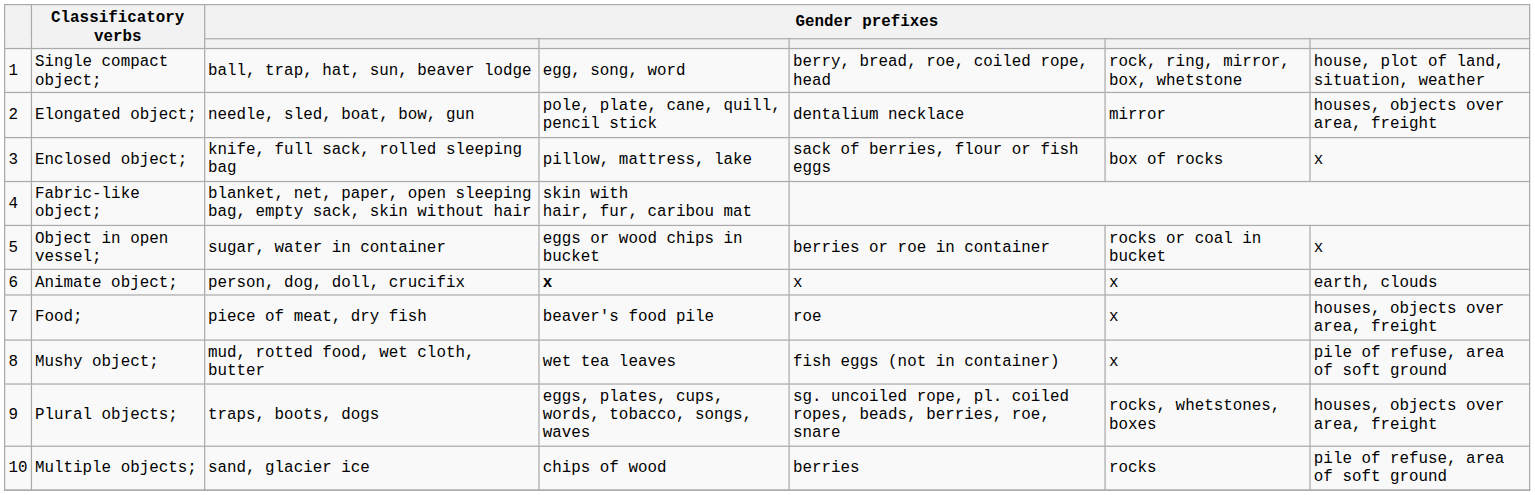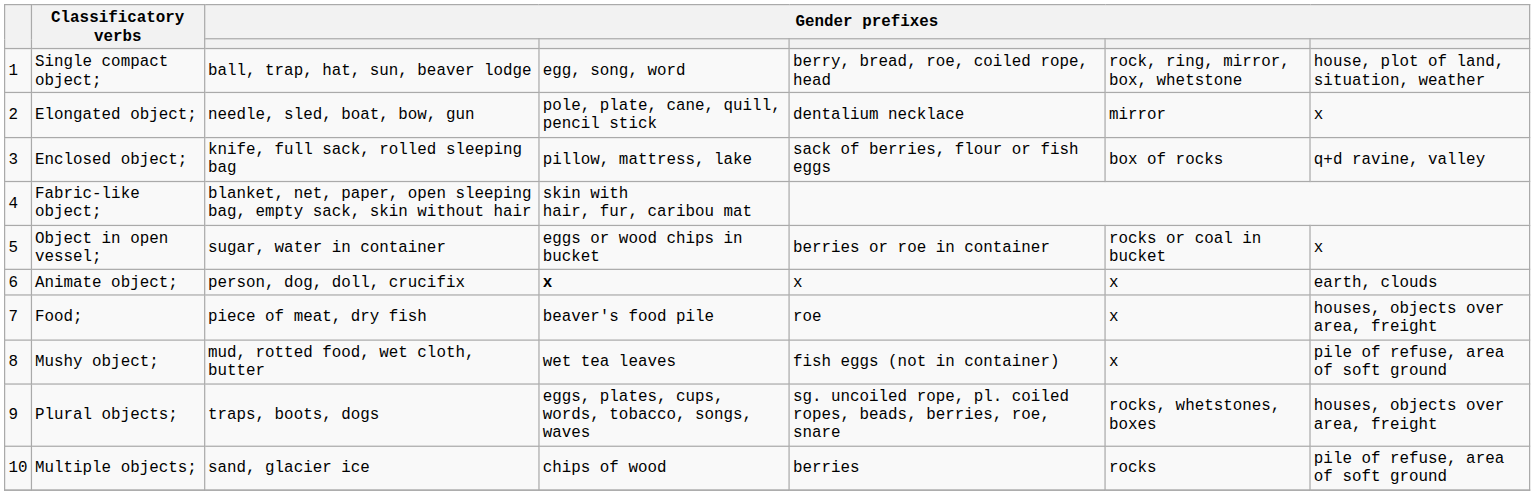(1409, 115) houses, objects over area, freight -> (1319, 115) x
(1319, 159) x -> (1400, 159) q+d ravine, valley
